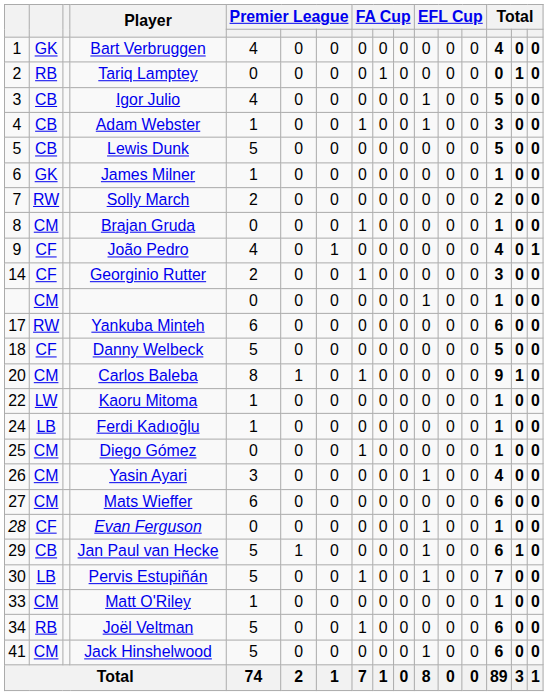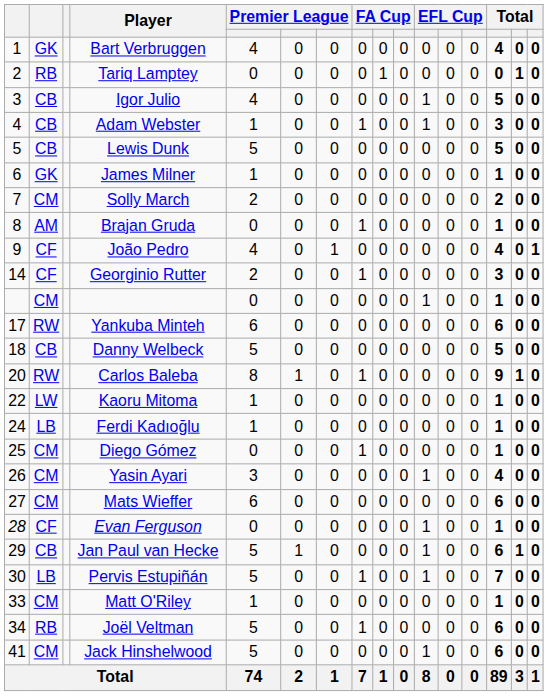(46, 200) RW -> (46, 200) CM
(46, 225) CM -> (46, 225) AM
(46, 350) CF -> (46, 350) CB
(46, 376) CM -> (46, 376) RW
